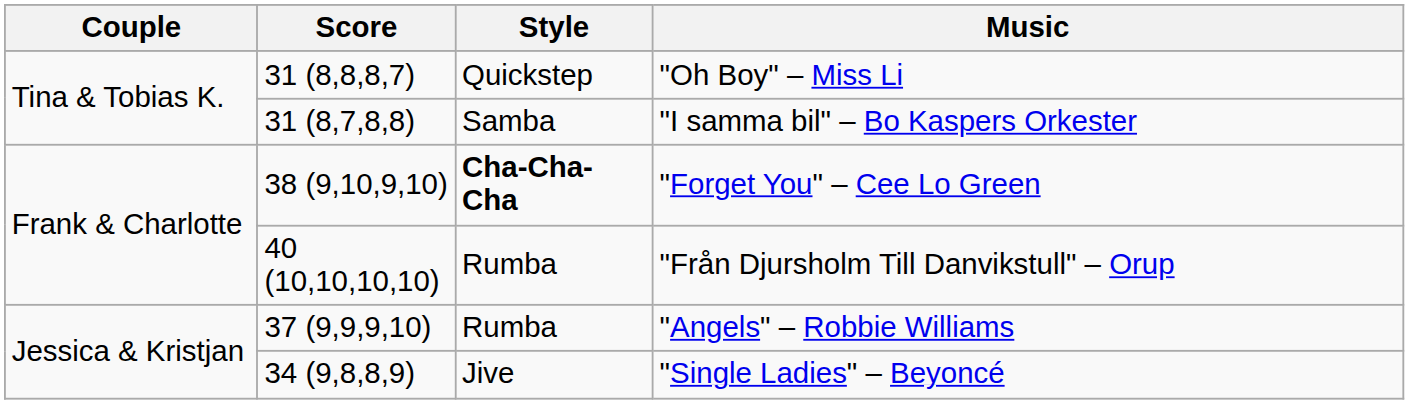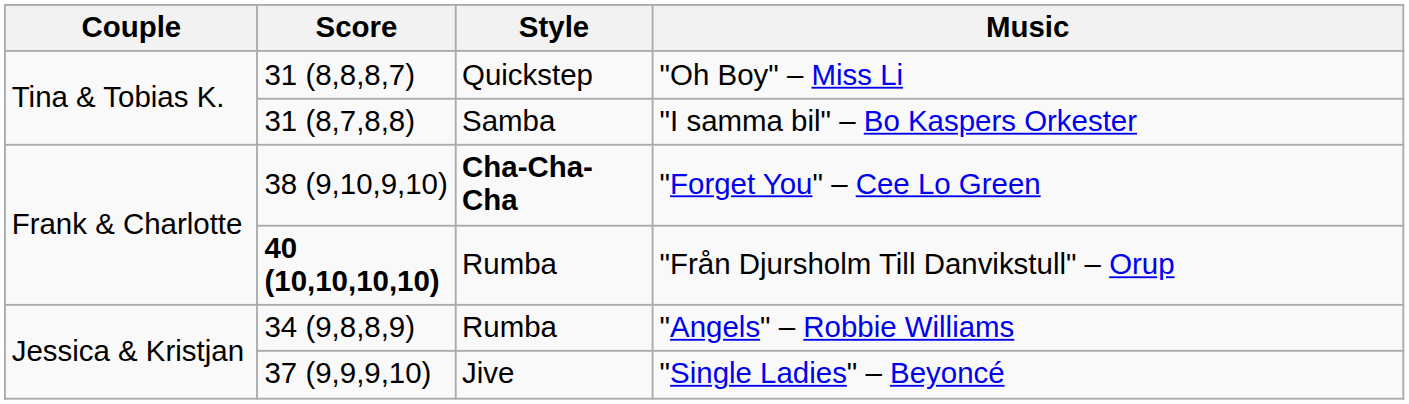(352, 264) normal -> (352, 264) bold
(348, 327) 37 (9,9,9,10) -> (340, 327) 34 (9,8,8,9)
(340, 374) 34 (9,8,8,9) -> (348, 374) 37 (9,9,9,10)
